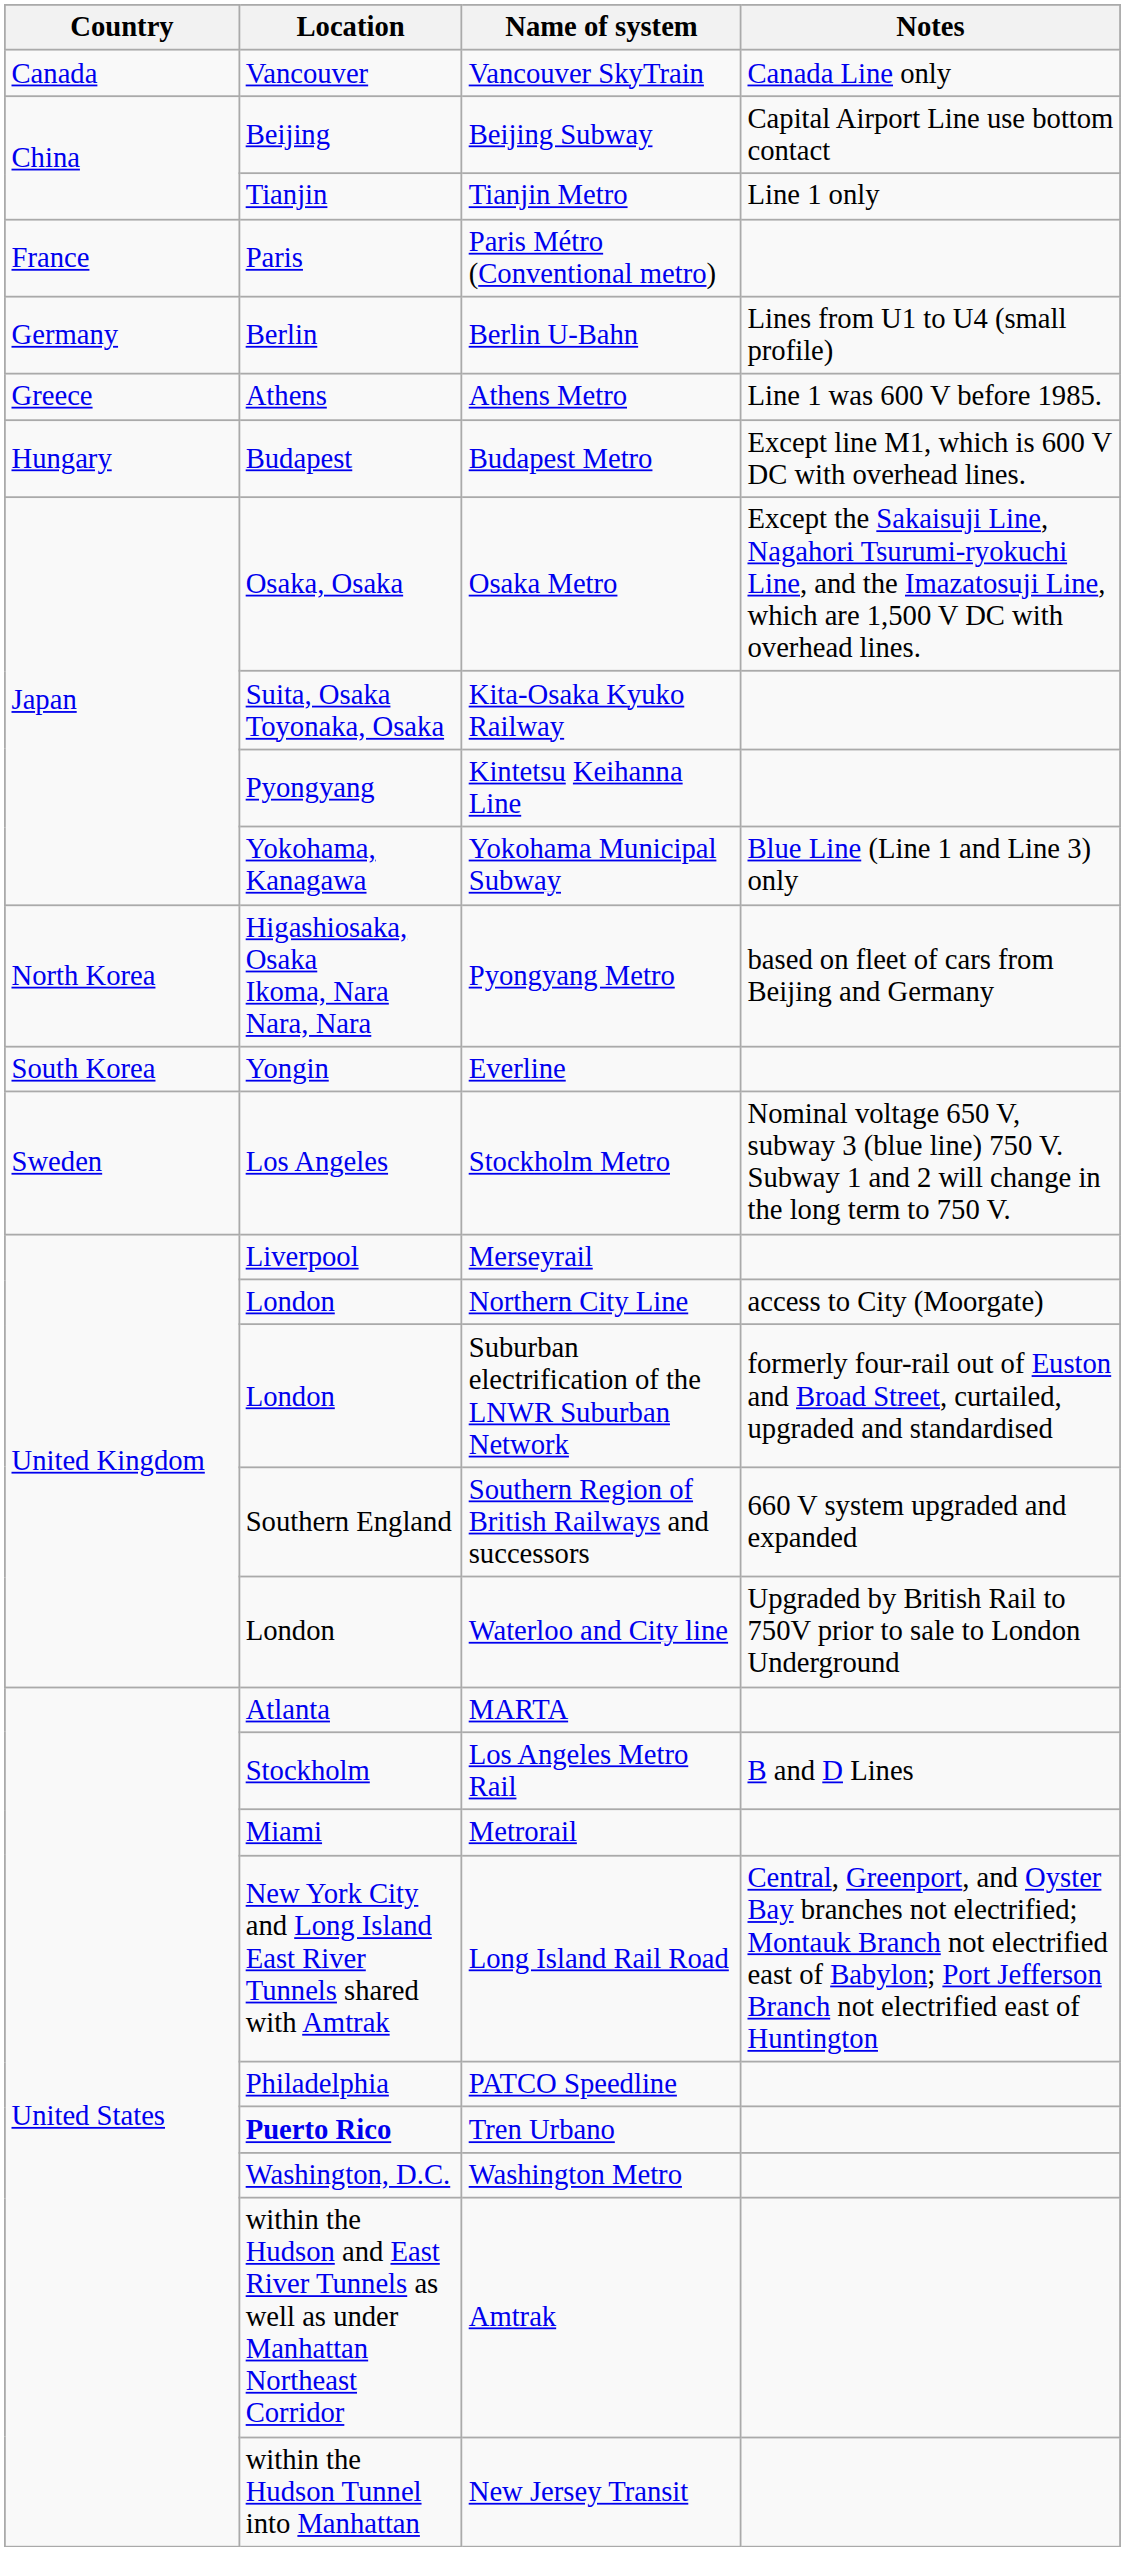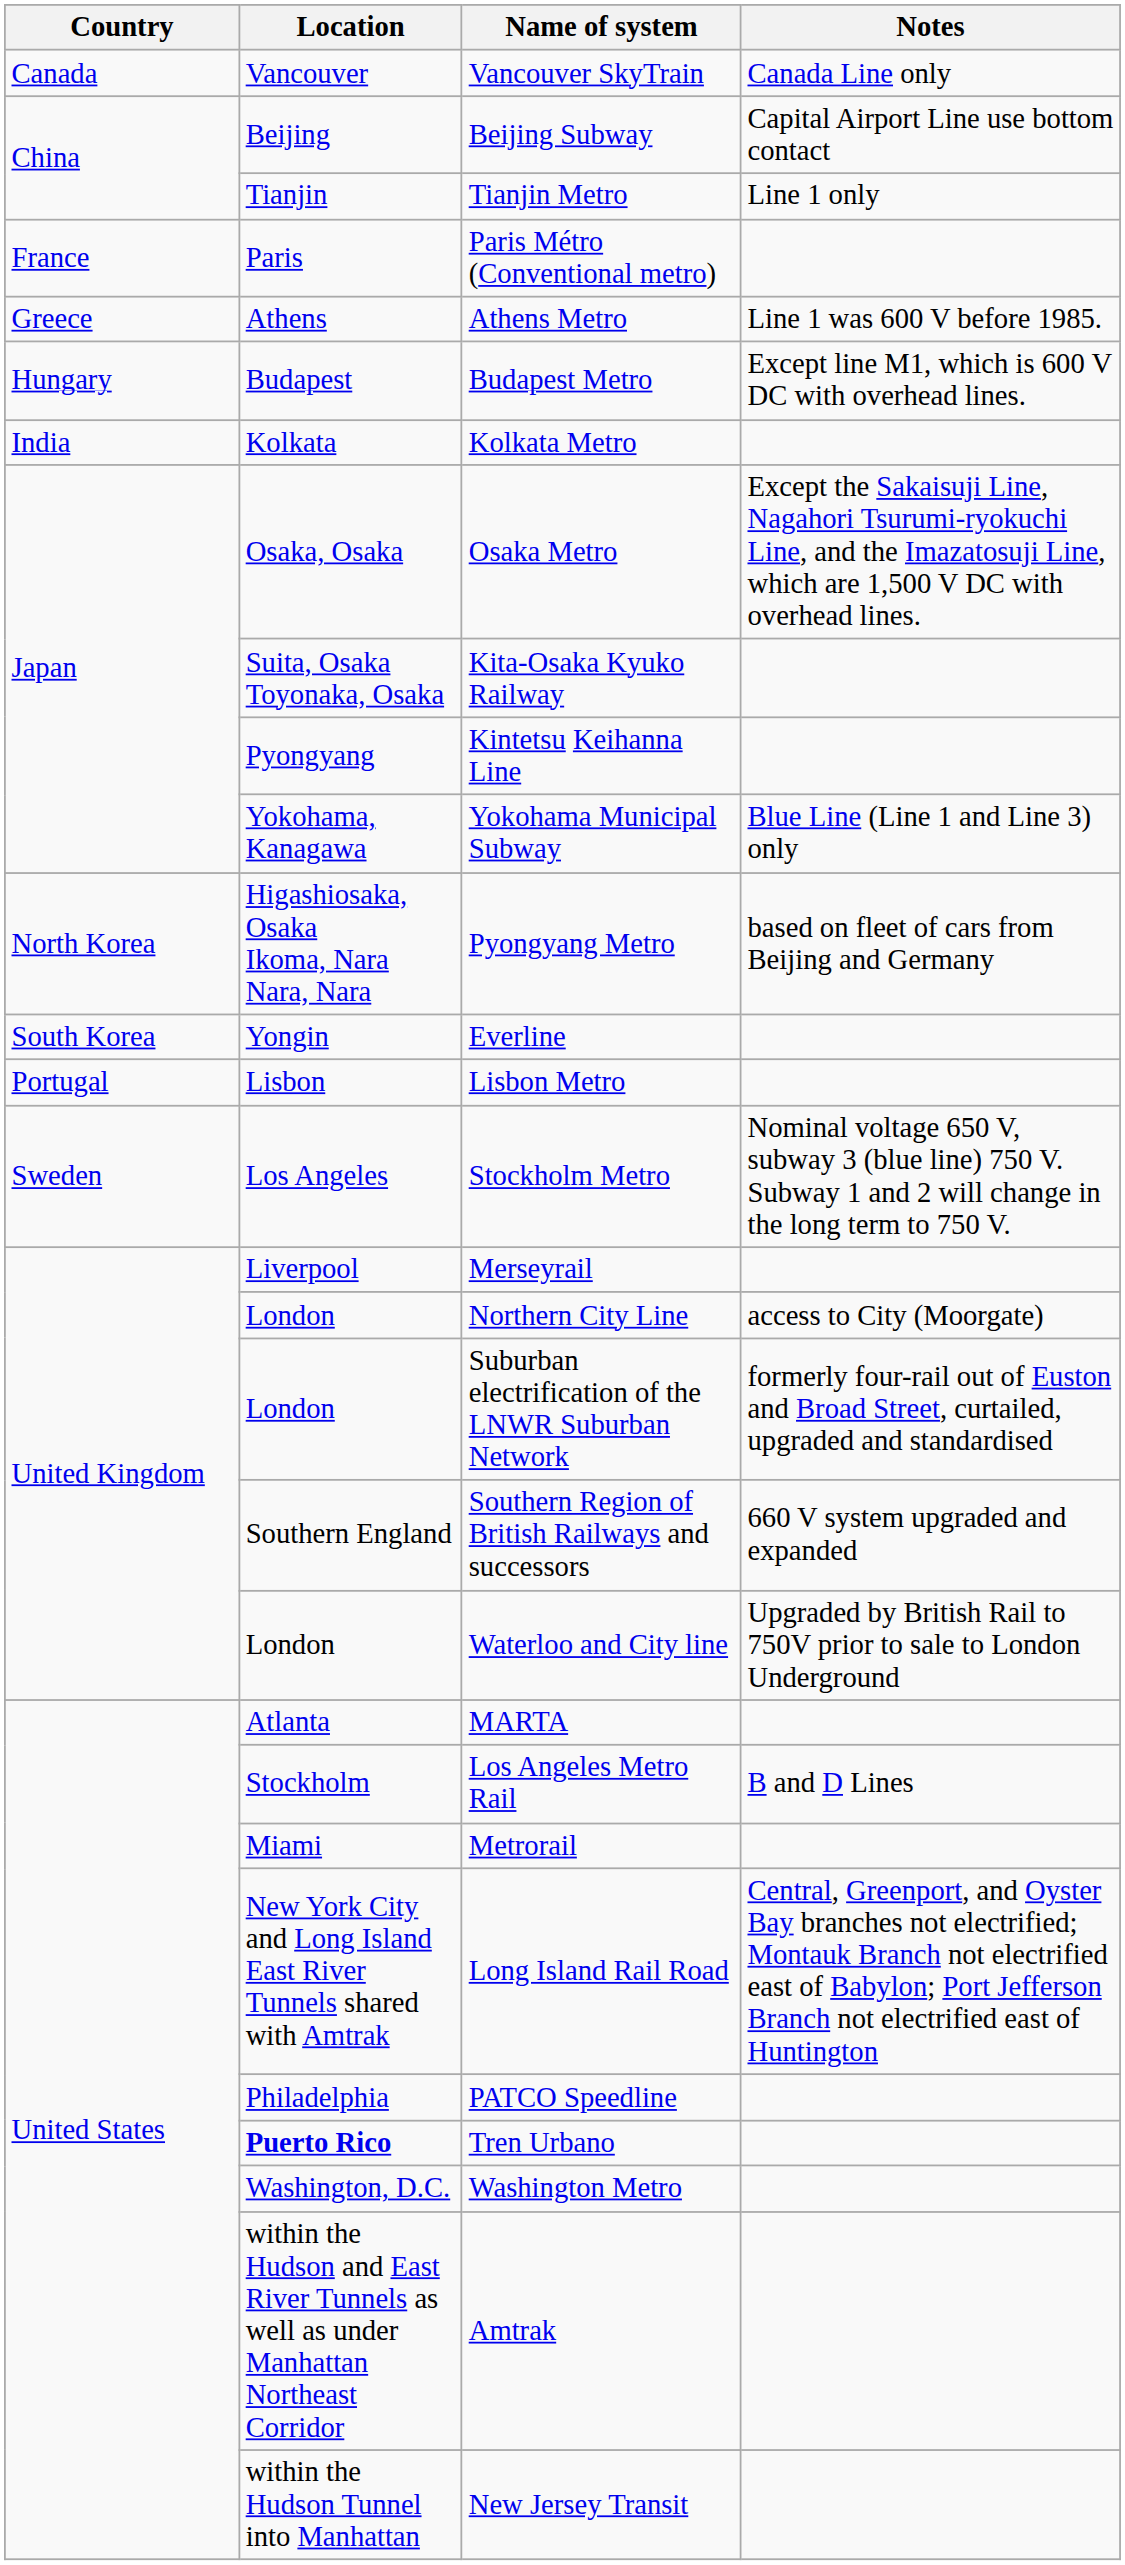- row: (553, 334)
+ row: (553, 441)
+ row: (547, 1081)
